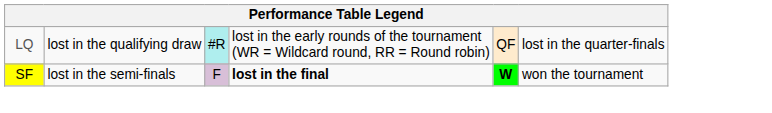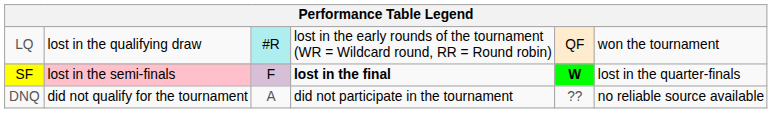(593, 46) lost in the quarter-finals -> (658, 46) won the tournament
(111, 75) no background -> (111, 75) pink background
(583, 75) won the tournament -> (669, 75) lost in the quarter-finals
+ row: (24, 97)
